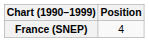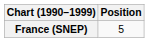(121, 29) 4 -> (121, 29) 5
